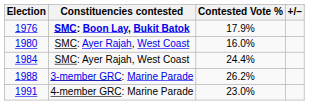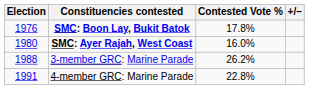(240, 28) 17.9% -> (240, 28) 17.8%
(122, 44) normal -> (122, 44) bold
- row: (26, 60)
(240, 92) 23.0% -> (240, 76) 22.8%
